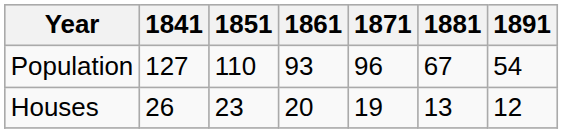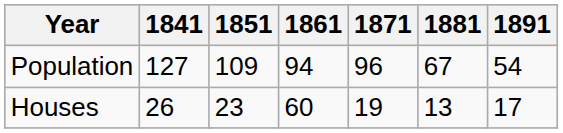(236, 66) 110 -> (236, 66) 109
(299, 66) 93 -> (299, 66) 94
(299, 107) 20 -> (299, 107) 60
(508, 107) 12 -> (508, 107) 17
